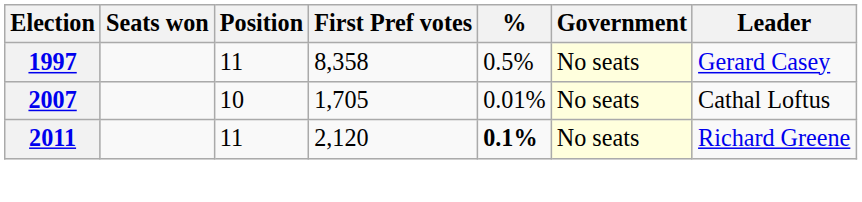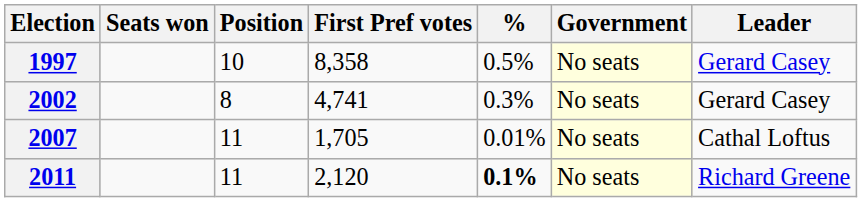(231, 61) 11 -> (232, 61) 10
+ row: (53, 100)
(232, 100) 10 -> (231, 138) 11
